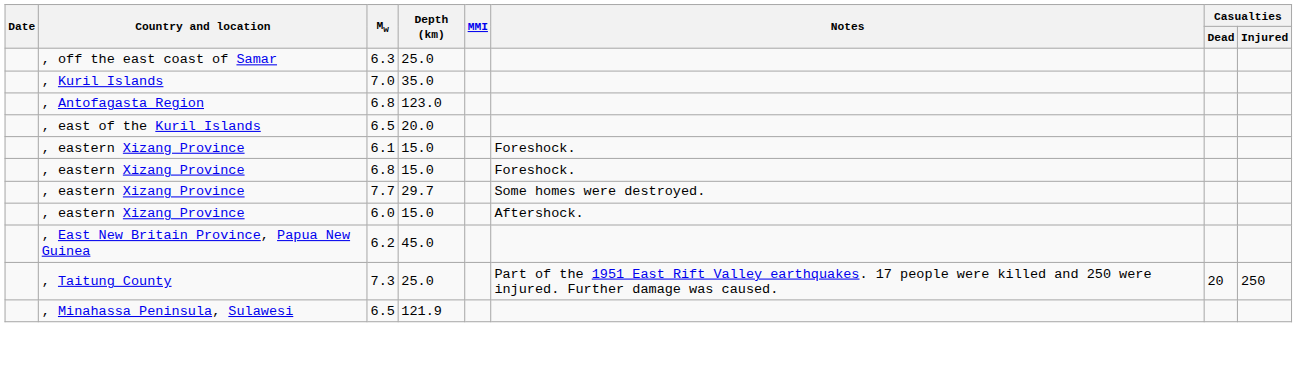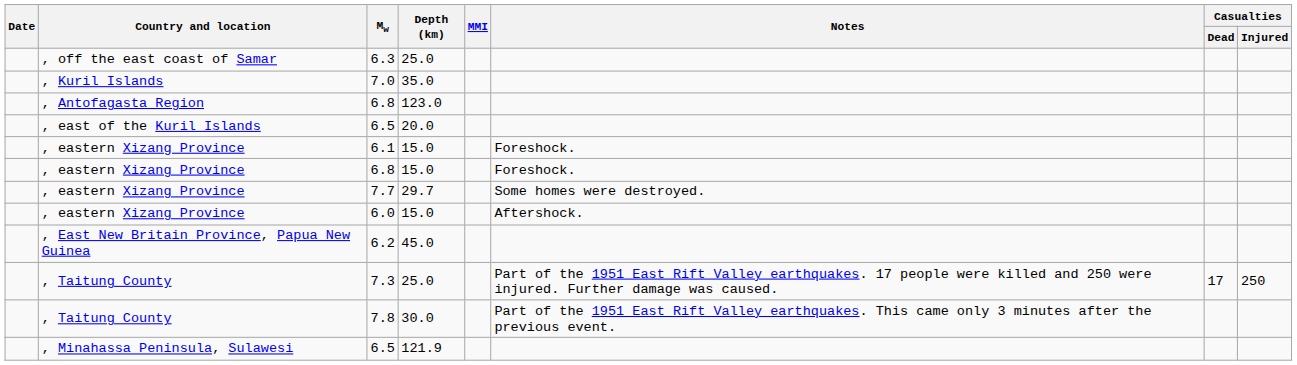(1216, 281) 20 -> (1216, 281) 17
+ row: (107, 319)
